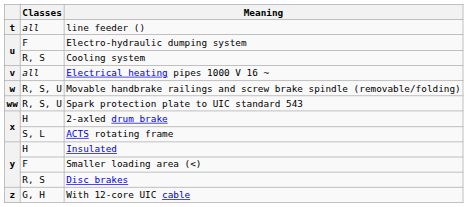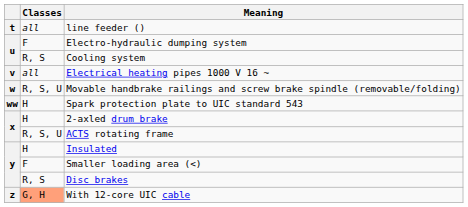(42, 104) R, S, U -> (25, 104) H
(34, 134) S, L -> (42, 134) R, S, U
(34, 195) no background -> (34, 195) lightsalmon background
